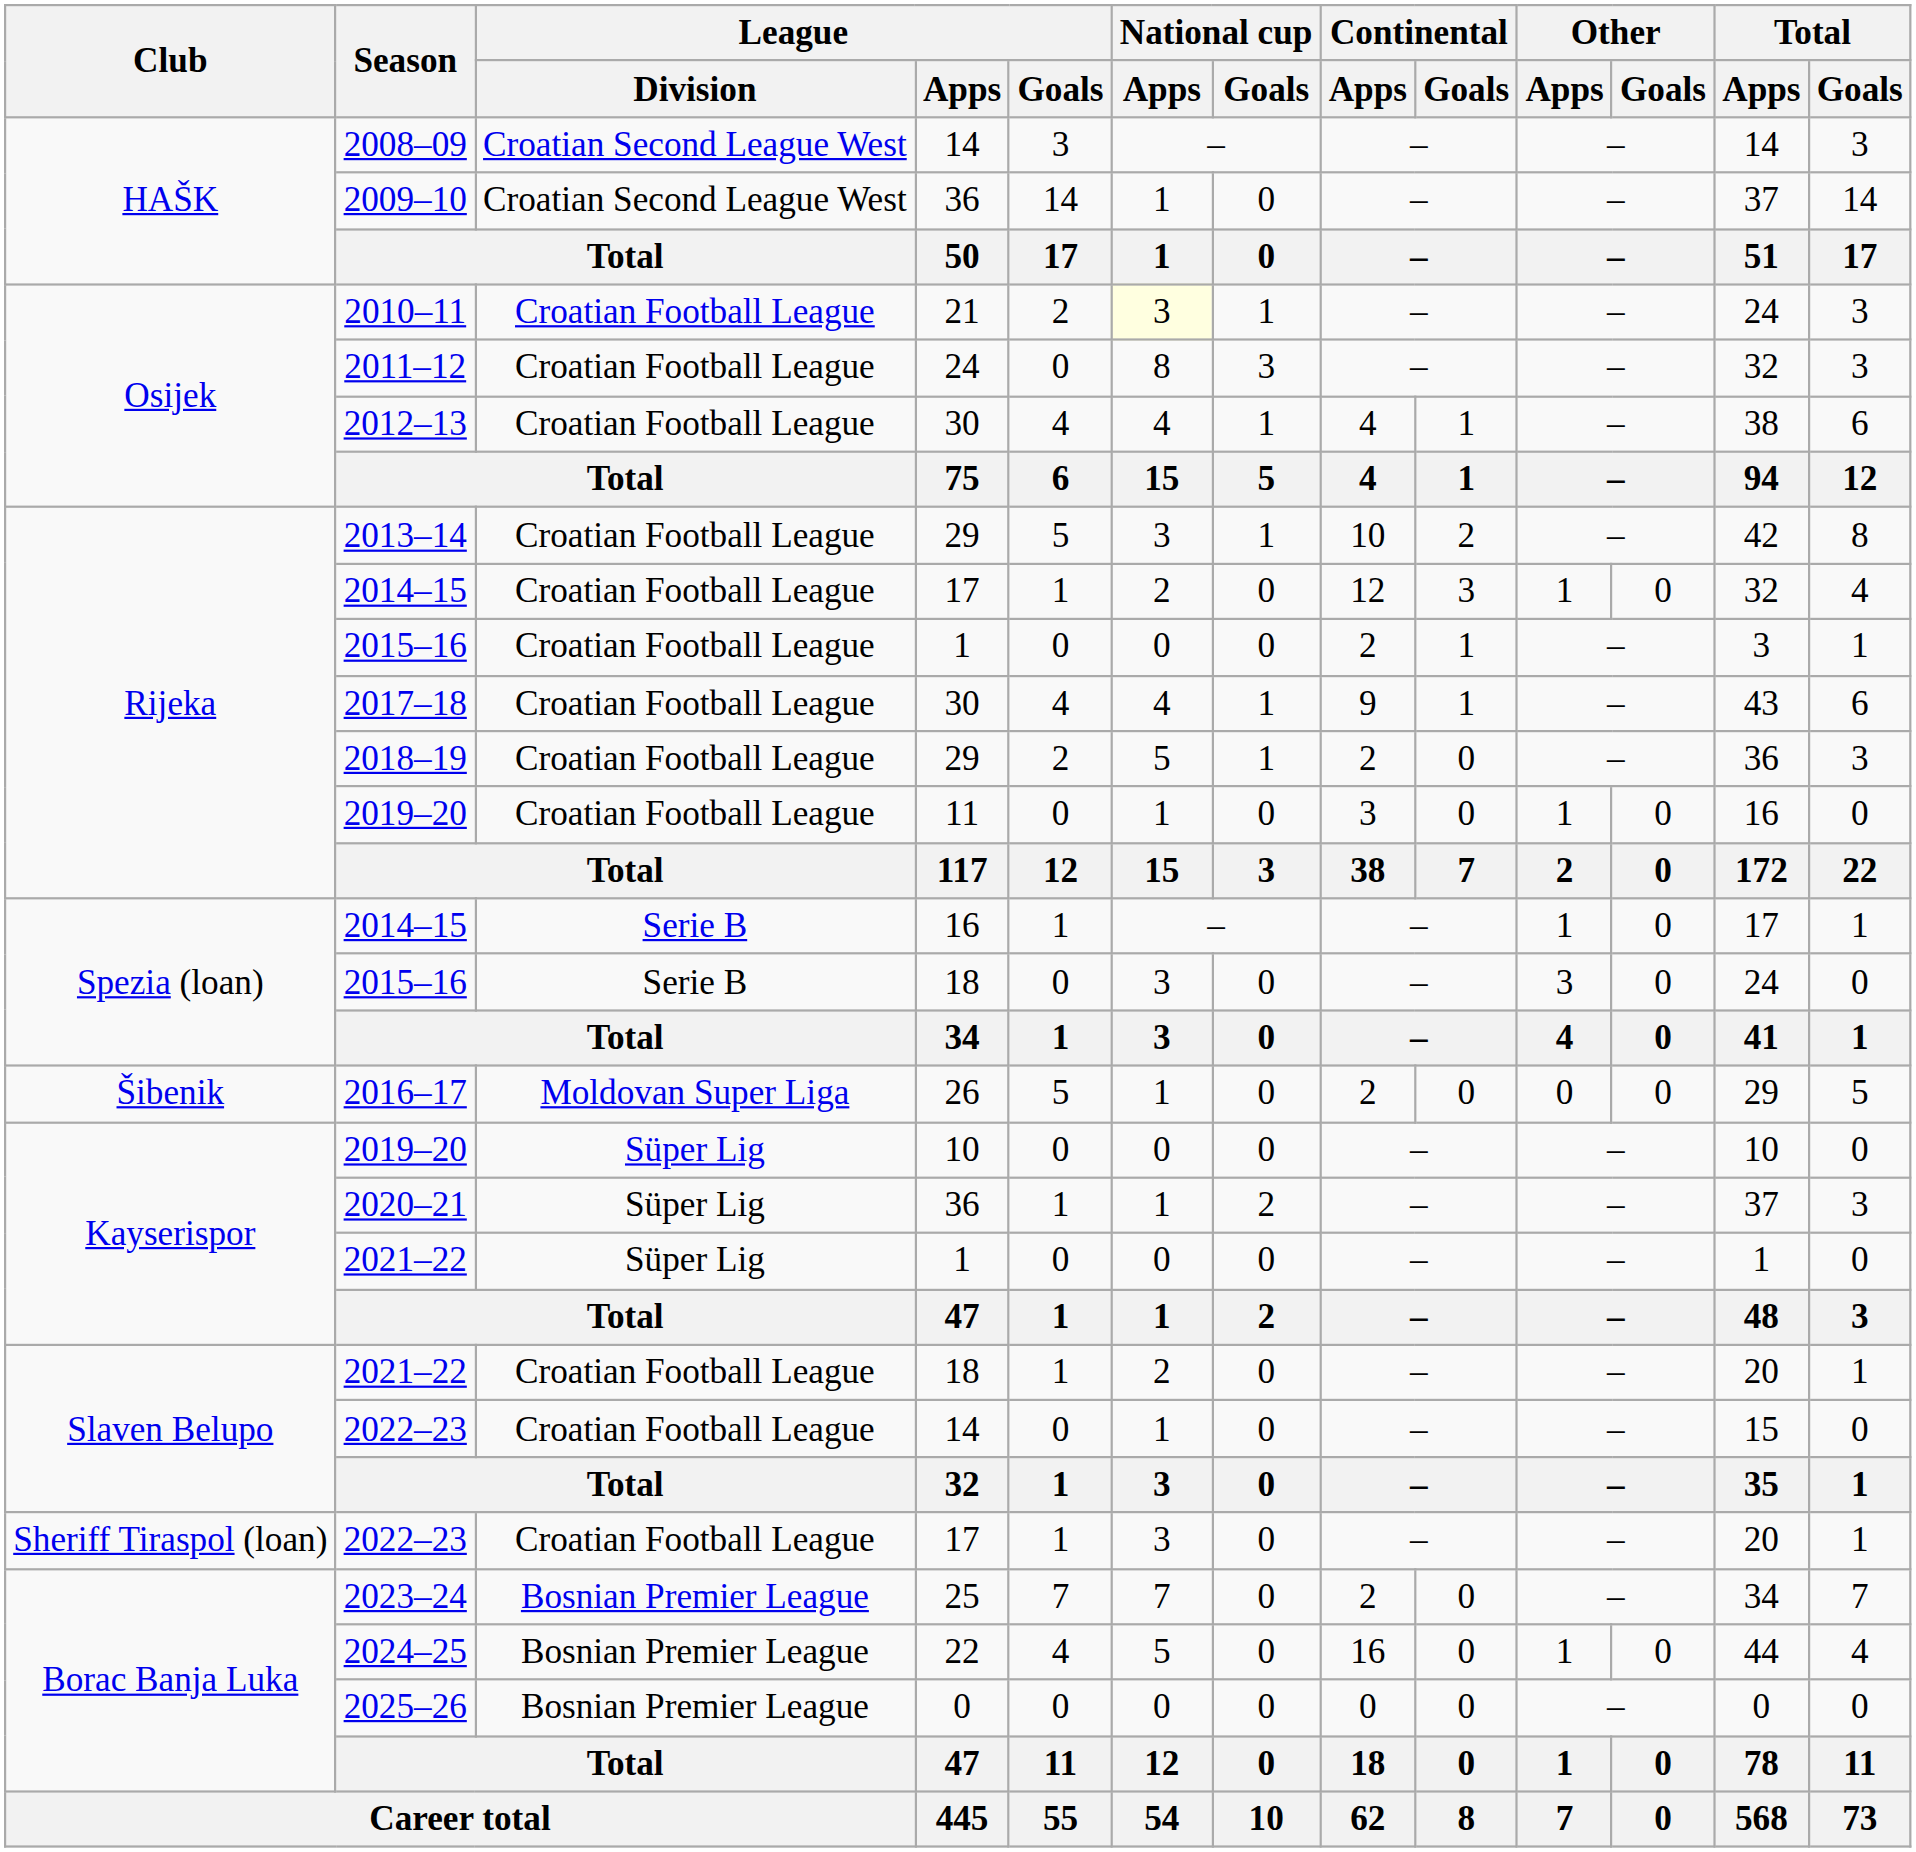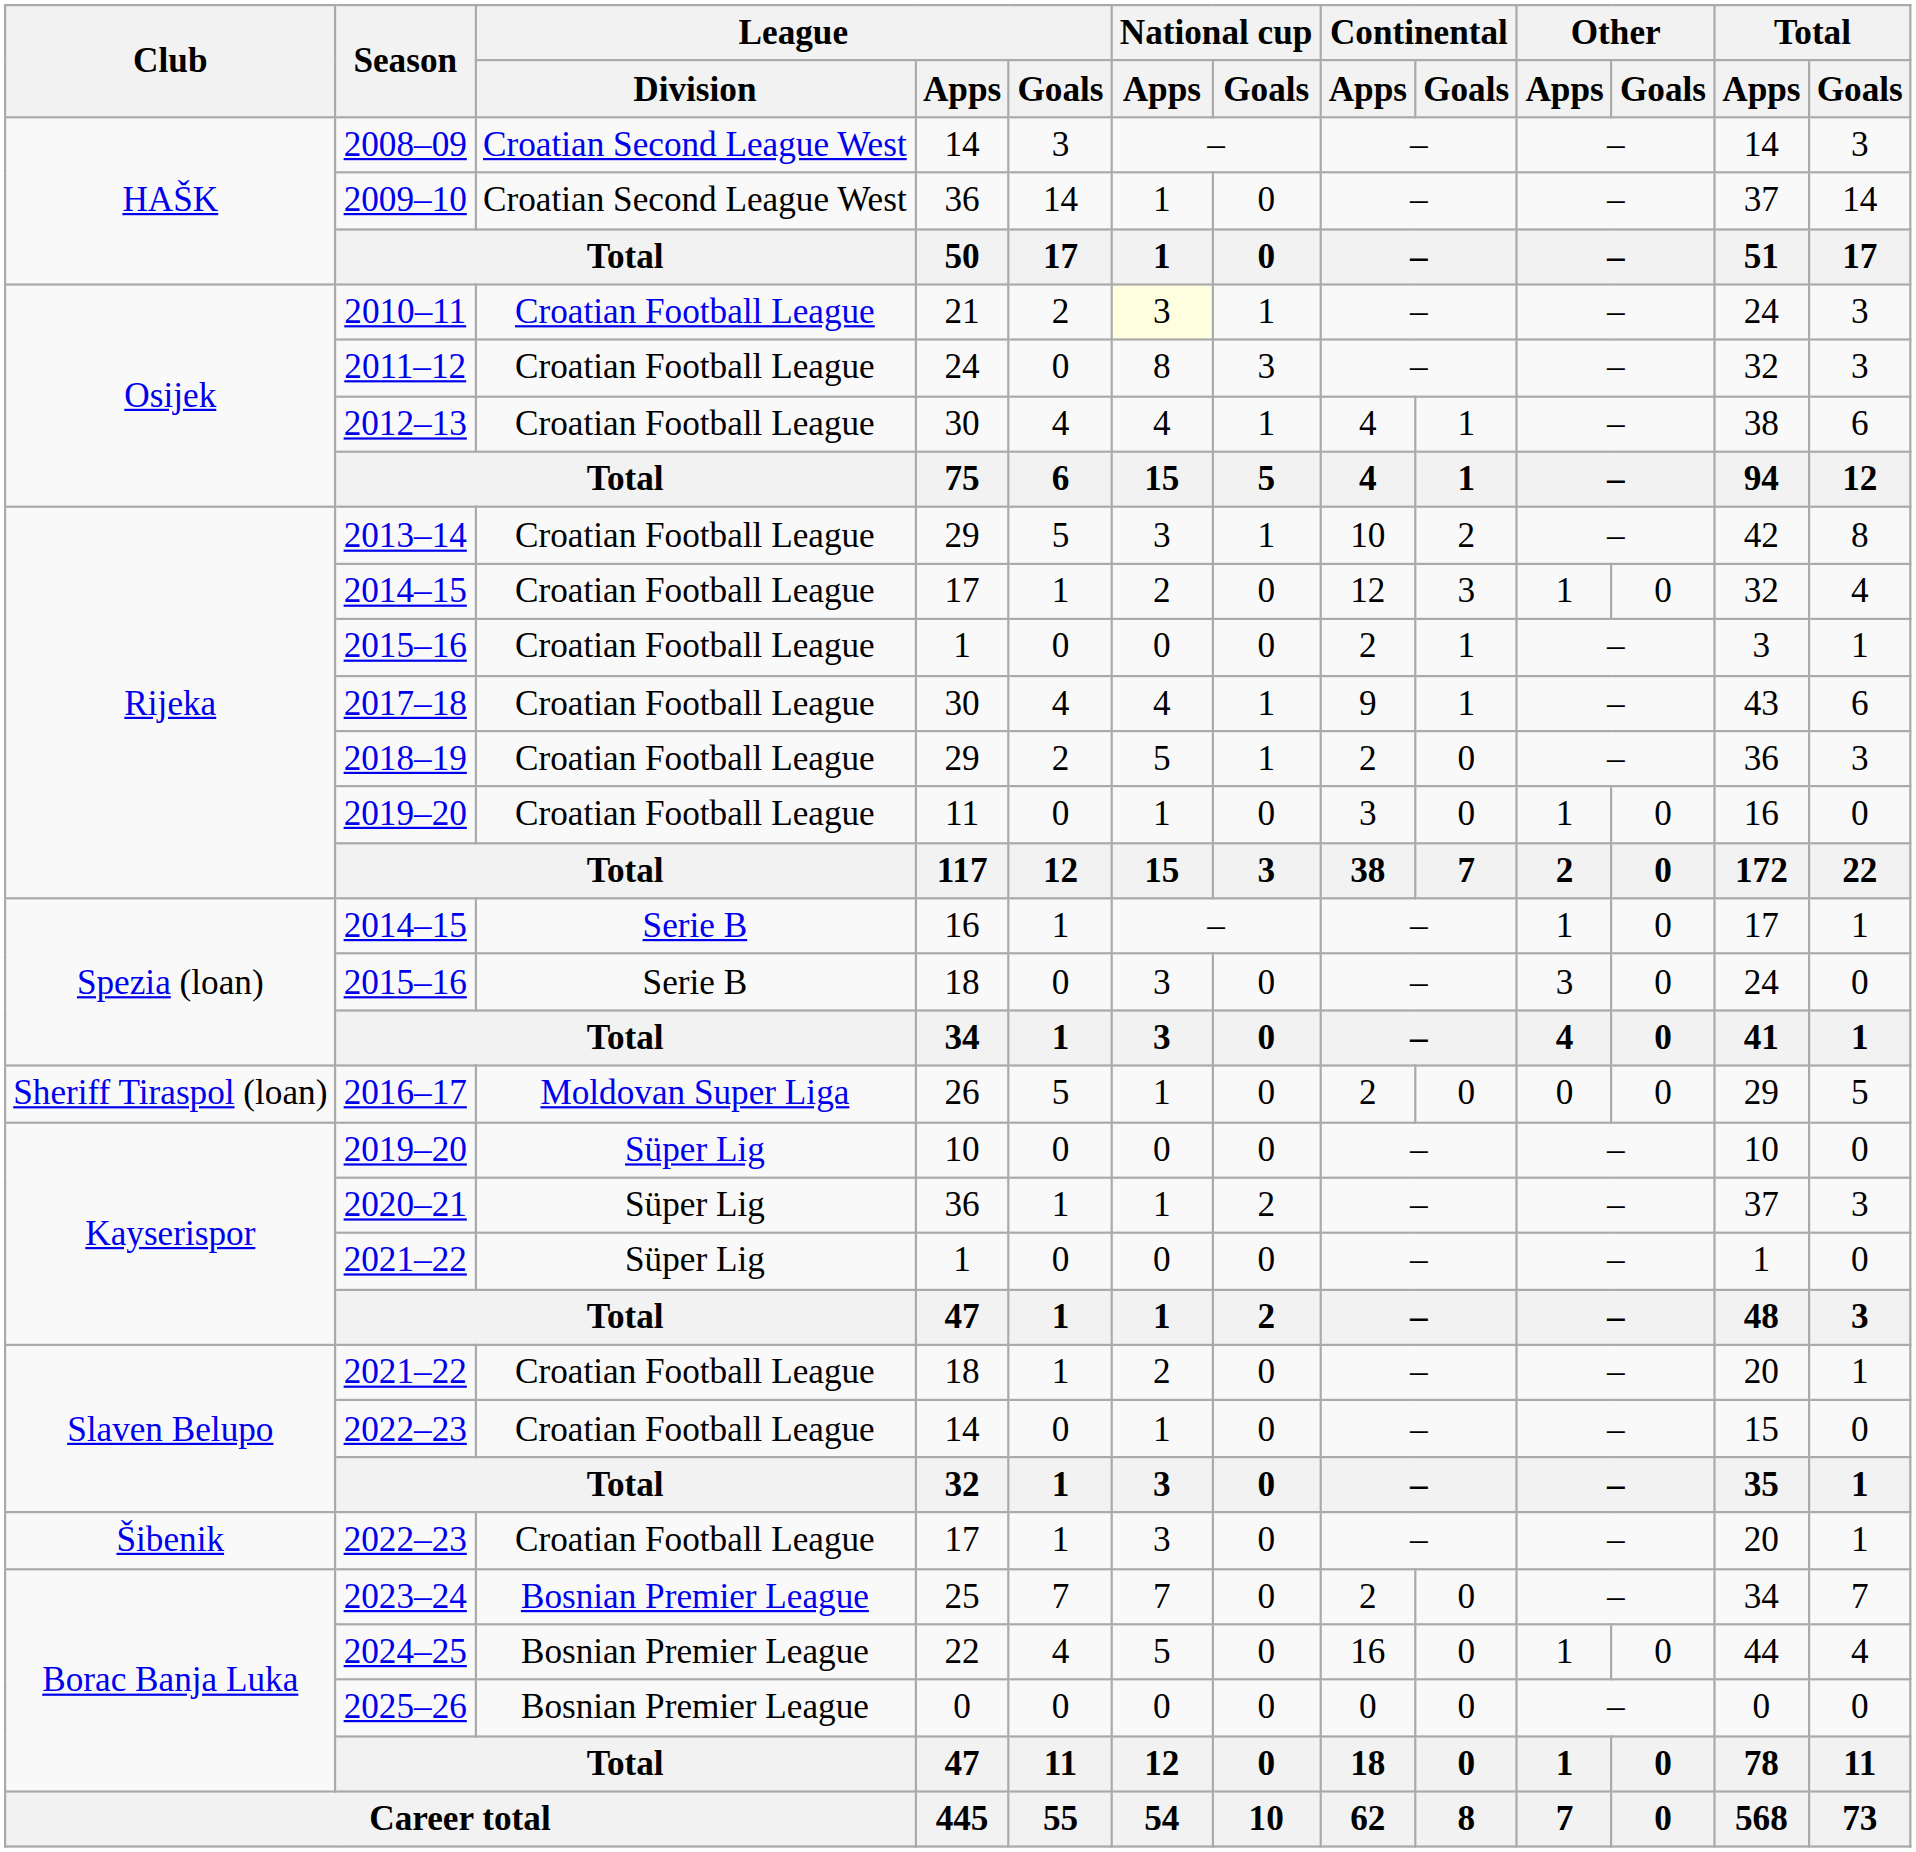(170, 1093) Šibenik -> (170, 1093) Sheriff Tiraspol (loan)
(170, 1539) Sheriff Tiraspol (loan) -> (170, 1539) Šibenik
